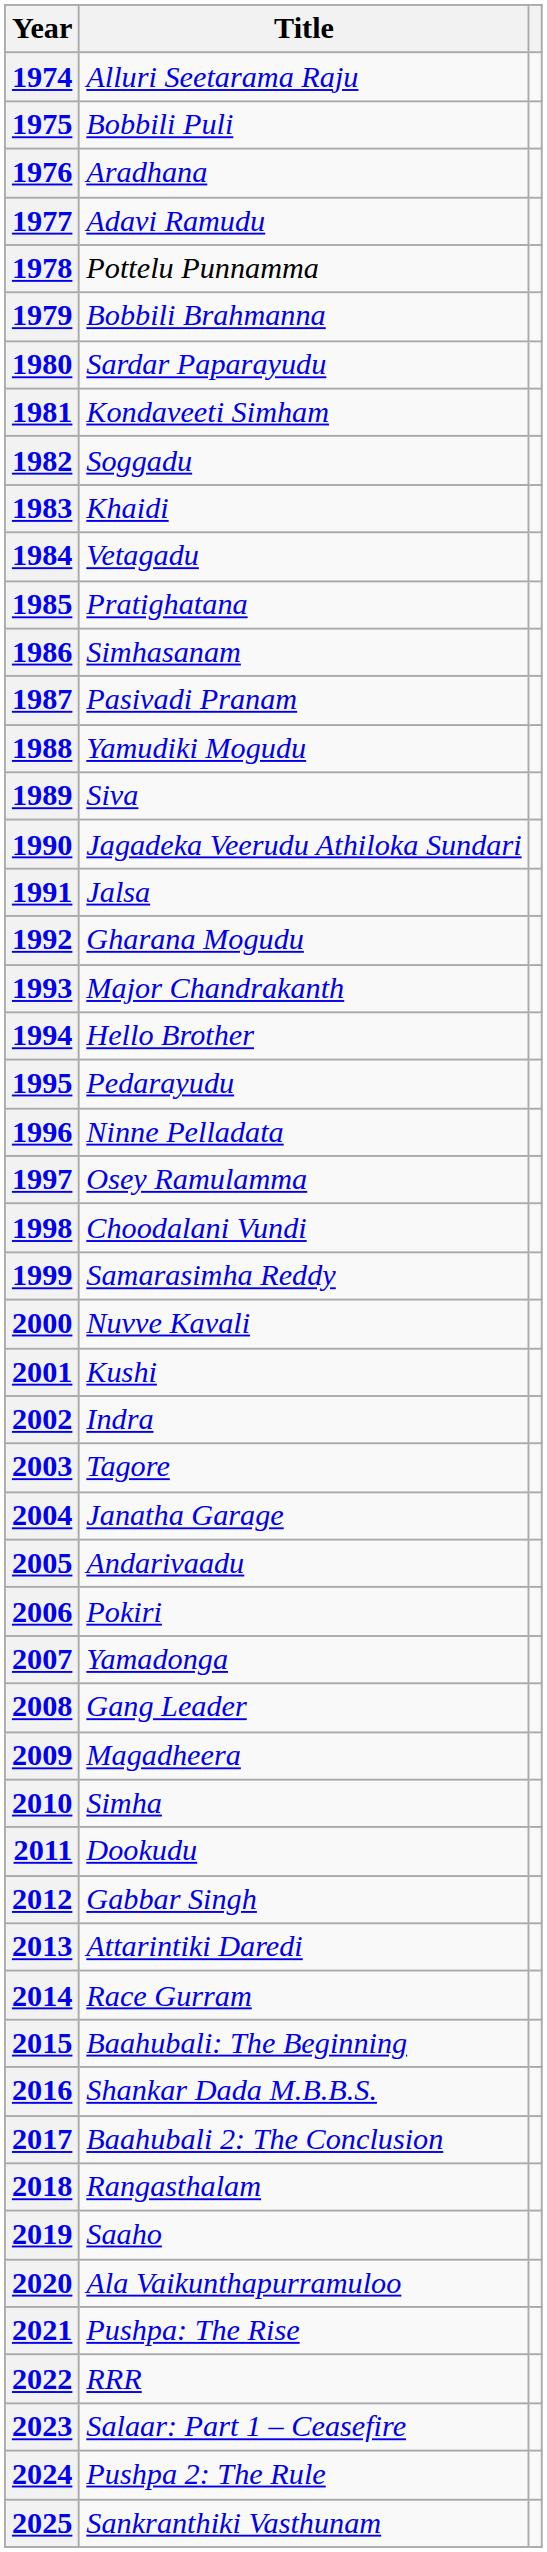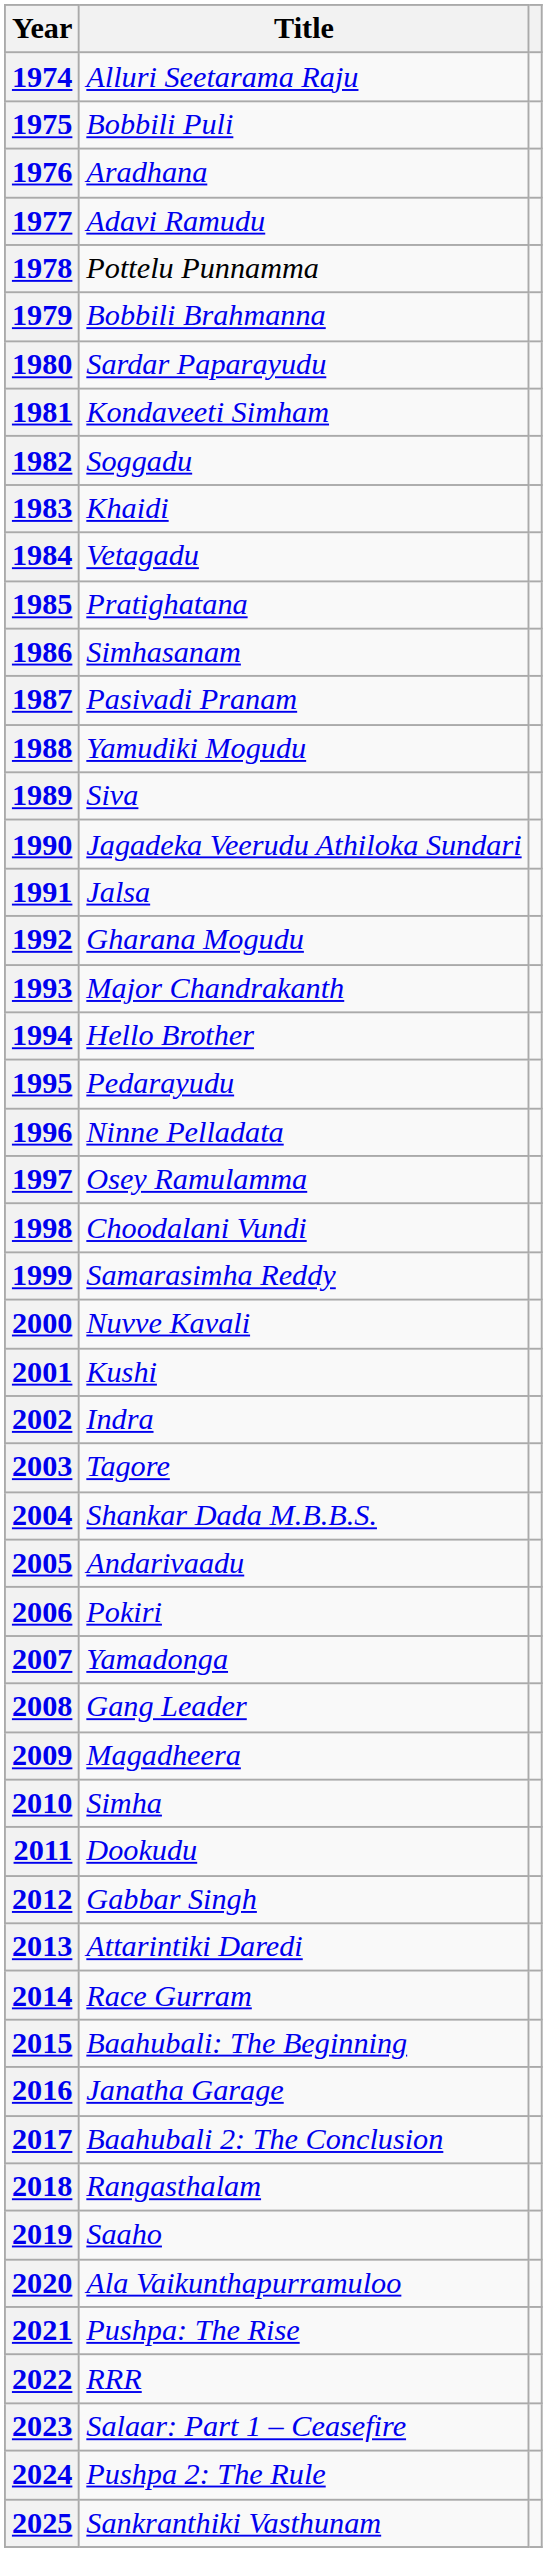(185, 1515) Janatha Garage -> (232, 1515) Shankar Dada M.B.B.S.
(232, 2090) Shankar Dada M.B.B.S. -> (185, 2090) Janatha Garage
